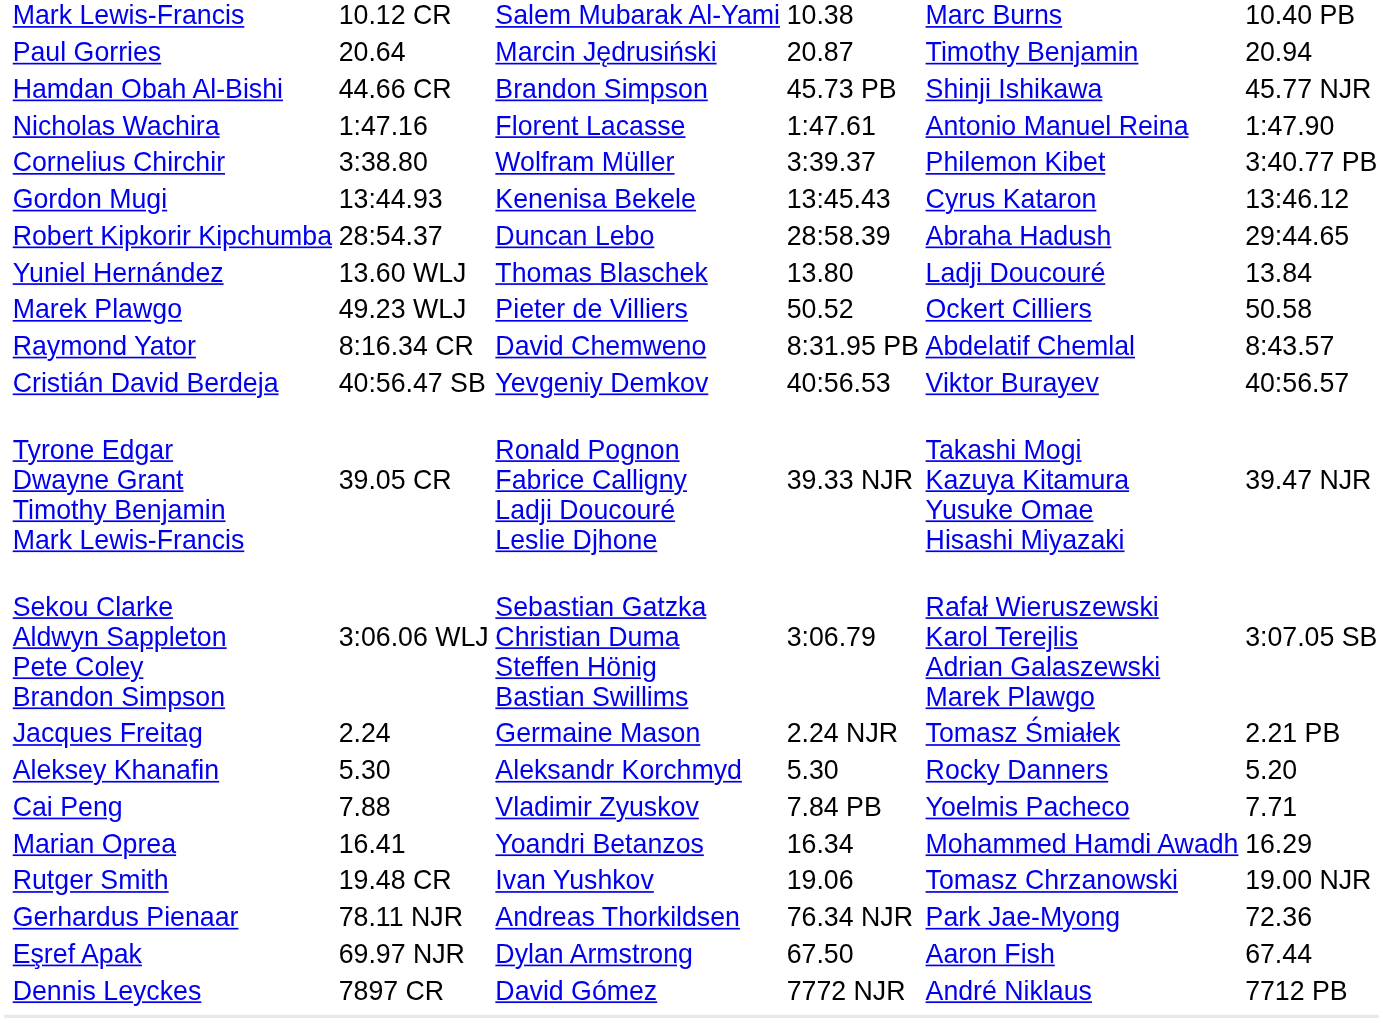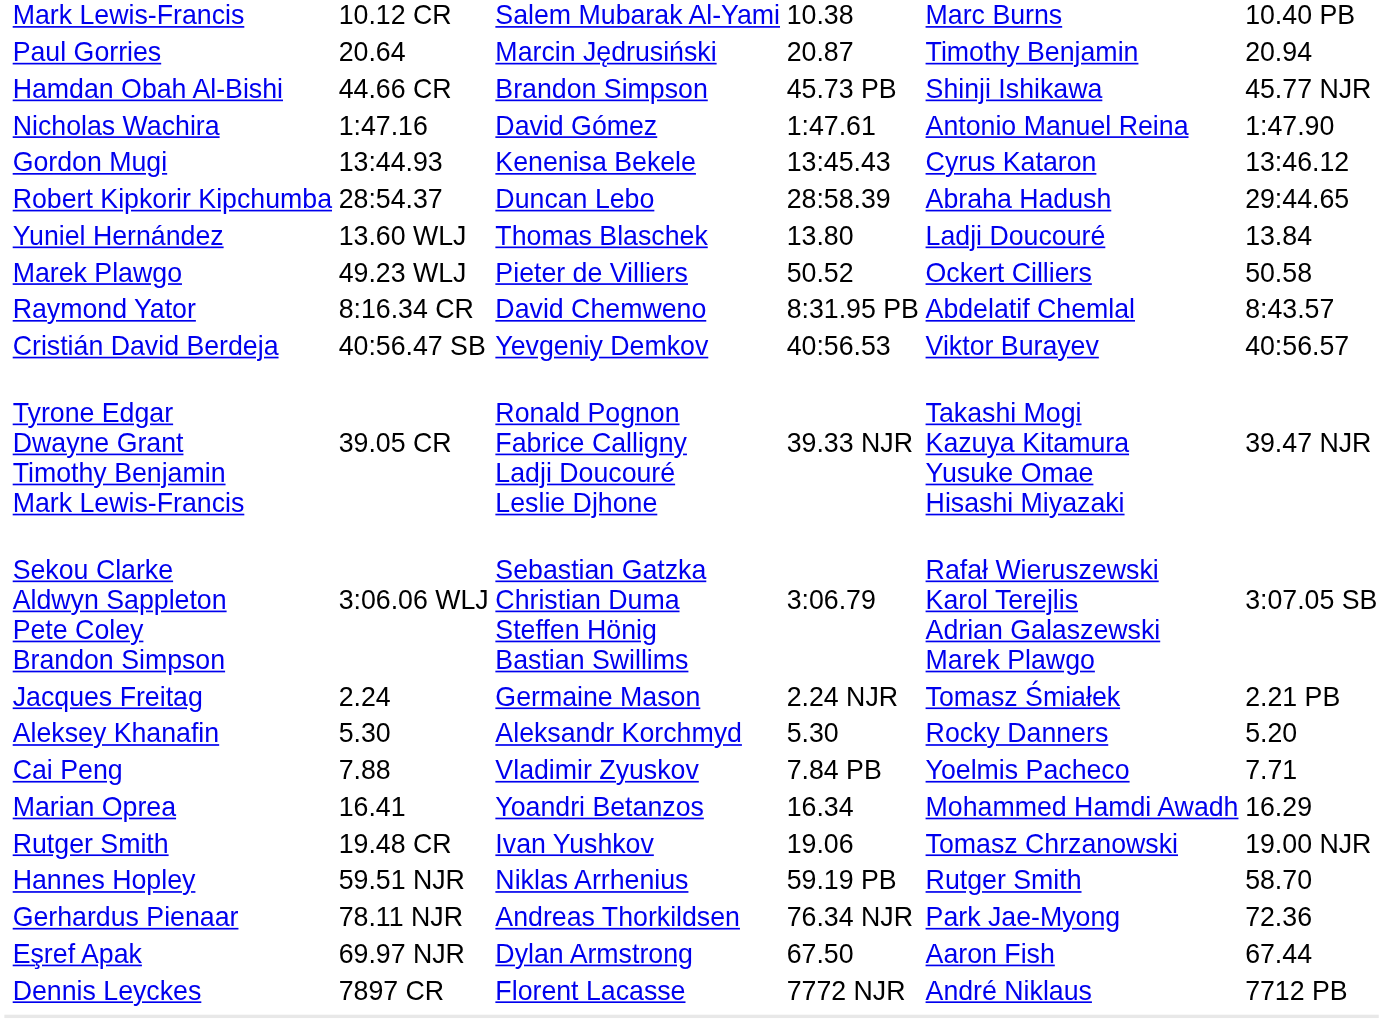(590, 125) Florent Lacasse -> (576, 125) David Gómez
- row: (119, 162)
+ row: (104, 880)
(576, 990) David Gómez -> (590, 990) Florent Lacasse
